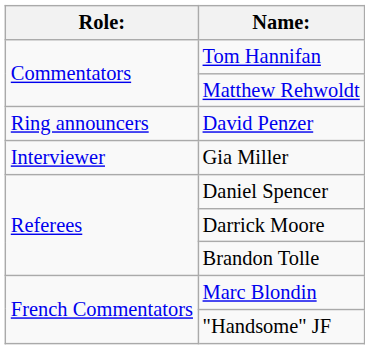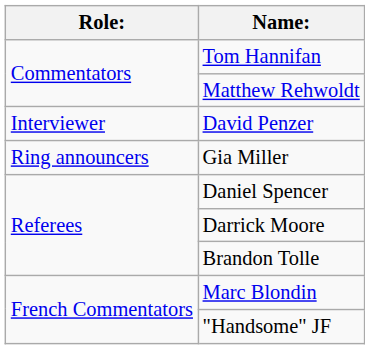(80, 123) Ring announcers -> (58, 123) Interviewer
(58, 157) Interviewer -> (80, 157) Ring announcers
